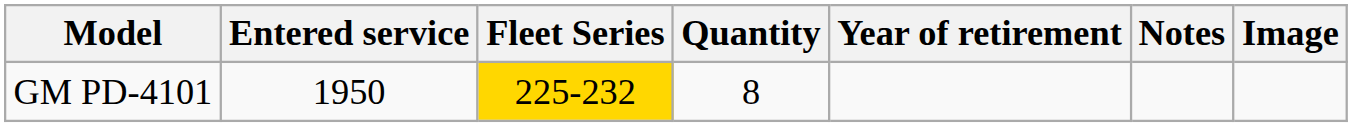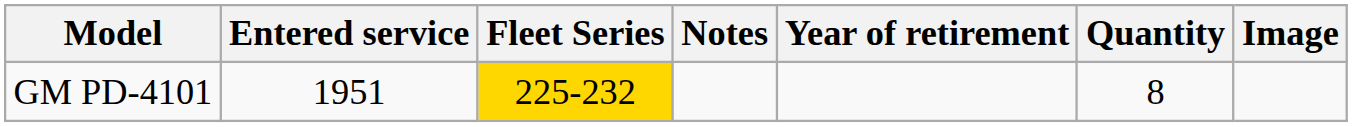columns swapped: (751, 33) <-> (1182, 33)
(349, 90) 1950 -> (349, 90) 1951
